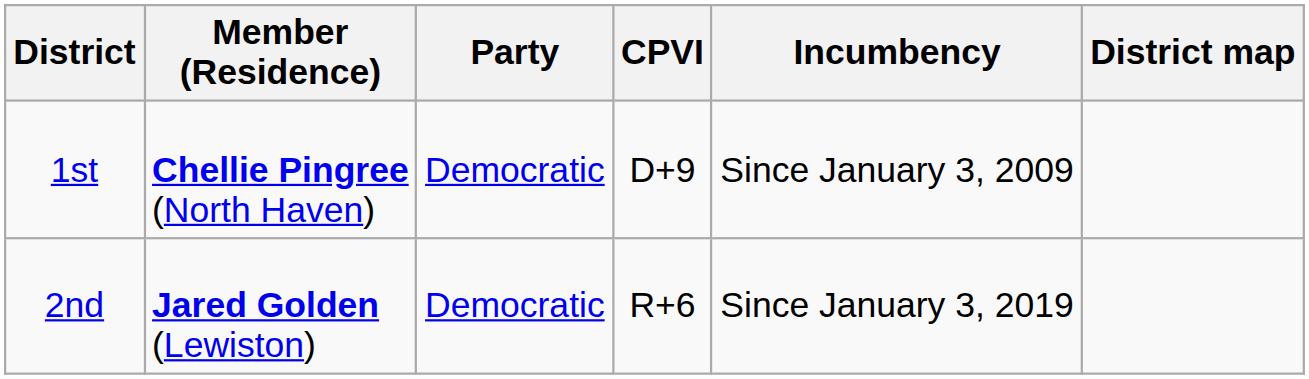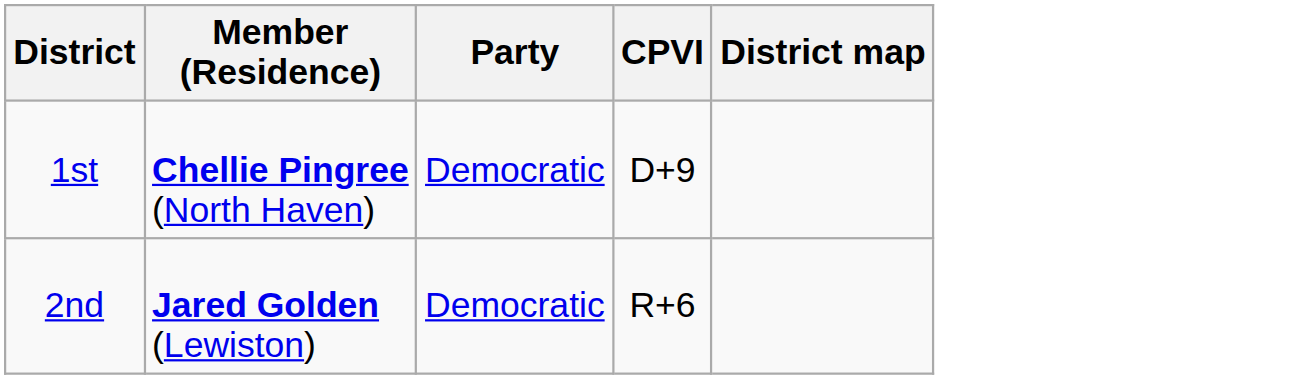- column: (897, 52)
